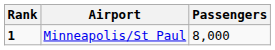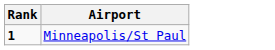- column: (230, 15)
